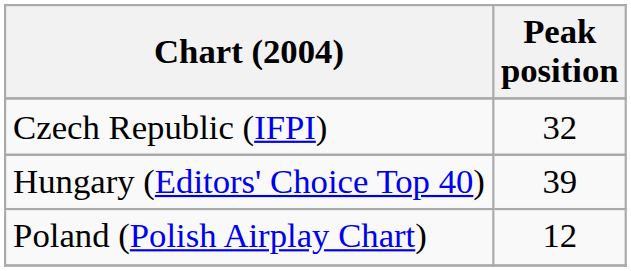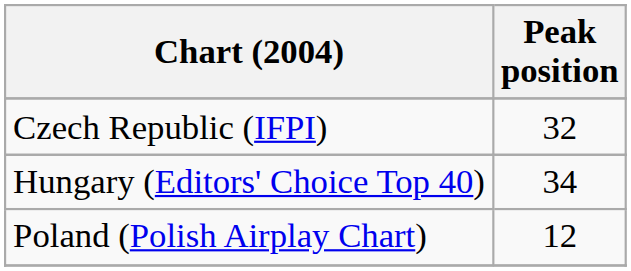(560, 181) 39 -> (560, 181) 34
